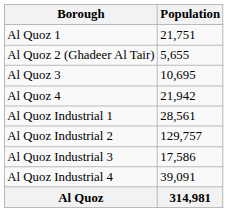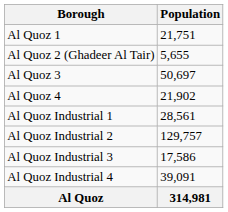(178, 75) 10,695 -> (178, 75) 50,697
(178, 95) 21,942 -> (178, 95) 21,902
